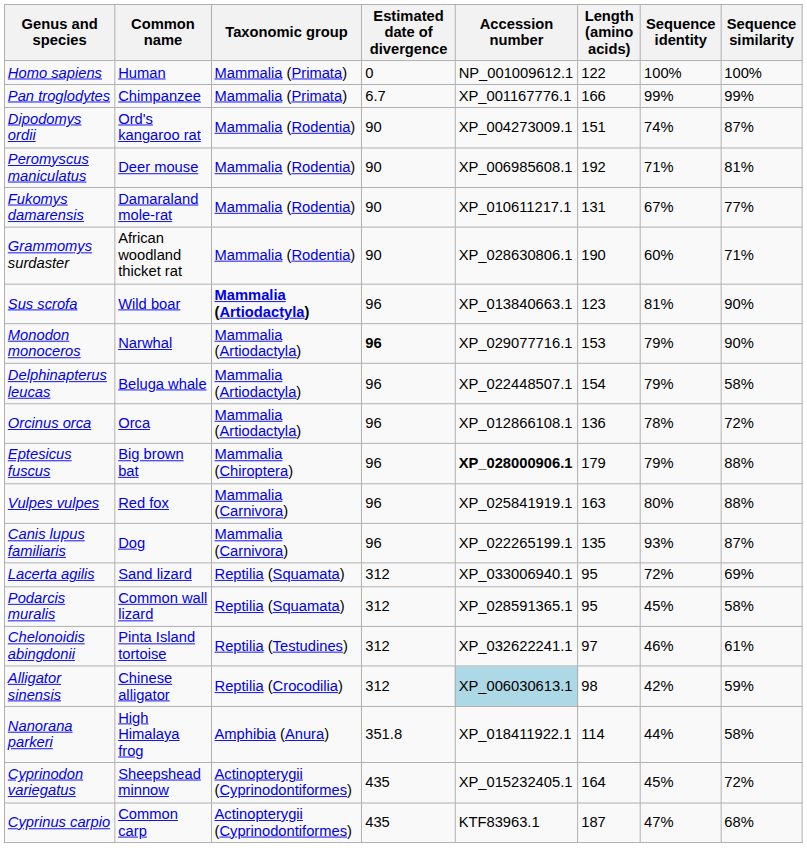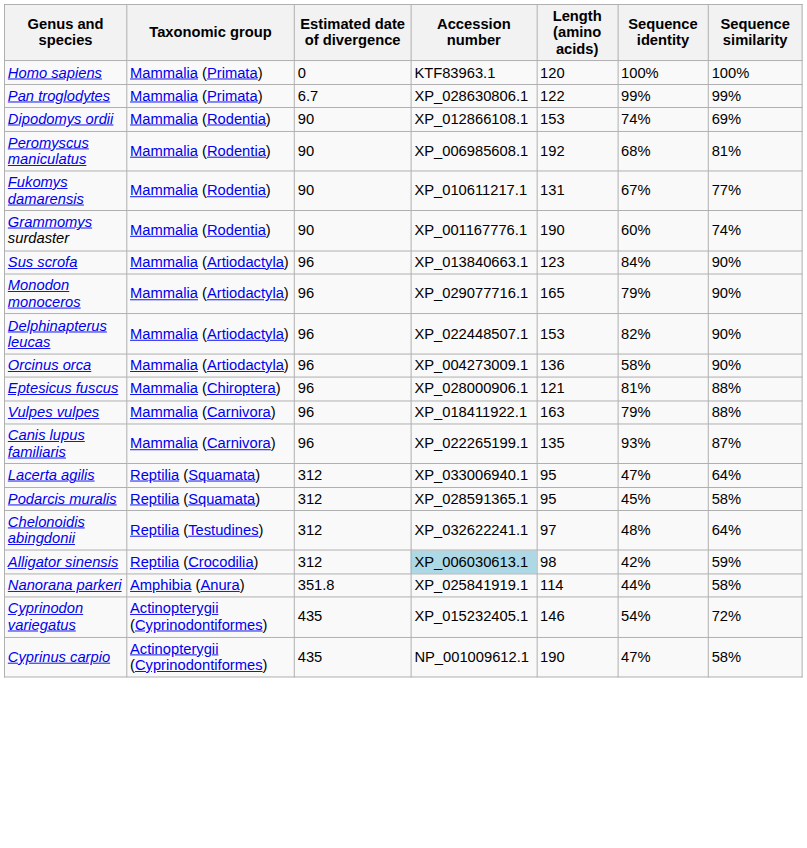- column: (163, 32)
(516, 72) NP_001009612.1 -> (455, 72) KTF83963.1
(593, 72) 122 -> (552, 72) 120
(515, 95) XP_001167776.1 -> (471, 95) XP_028630806.1
(593, 95) 166 -> (552, 95) 122
(516, 127) XP_004273009.1 -> (471, 119) XP_012866108.1
(593, 127) 151 -> (552, 119) 153
(739, 127) 87% -> (726, 119) 69%
(659, 167) 71% -> (636, 150) 68%
(516, 255) XP_028630806.1 -> (471, 230) XP_001167776.1
(739, 255) 71% -> (726, 230) 74%
(262, 303) bold -> (209, 262) normal
(659, 303) 81% -> (636, 262) 84%
(373, 343) bold -> (306, 294) normal
(593, 343) 153 -> (552, 294) 165
(593, 383) 154 -> (552, 333) 153
(659, 383) 79% -> (636, 333) 82%
(739, 383) 58% -> (726, 333) 90%
(516, 423) XP_012866108.1 -> (471, 365) XP_004273009.1
(659, 423) 78% -> (636, 365) 58%
(739, 423) 72% -> (726, 365) 90%
(516, 463) bold -> (471, 388) normal
(593, 463) 179 -> (552, 388) 121
(659, 463) 79% -> (636, 388) 81%
(516, 503) XP_025841919.1 -> (471, 412) XP_018411922.1
(659, 503) 80% -> (636, 412) 79%
(659, 574) 72% -> (636, 475) 47%
(739, 574) 69% -> (726, 475) 64%
(659, 646) 46% -> (636, 530) 48%
(739, 646) 61% -> (726, 530) 64%
(515, 734) XP_018411922.1 -> (471, 585) XP_025841919.1
(593, 782) 164 -> (552, 617) 146
(659, 782) 45% -> (636, 617) 54%
(499, 822) KTF83963.1 -> (472, 656) NP_001009612.1
(593, 822) 187 -> (552, 656) 190
(739, 822) 68% -> (726, 656) 58%
